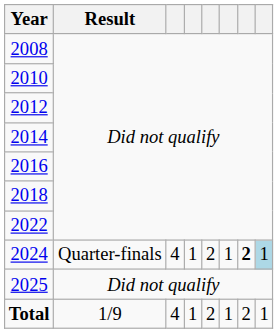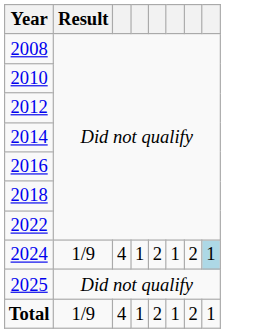(110, 254) Quarter-finals -> (83, 254) 1/9
(246, 254) bold -> (193, 254) normal
